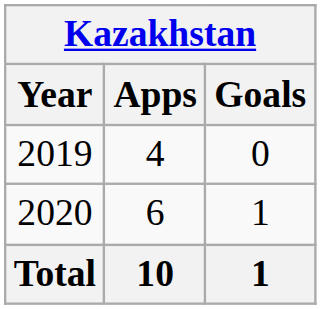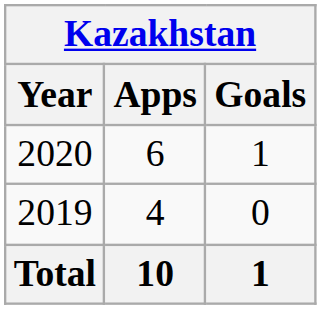rows swapped: (55, 153) <-> (55, 213)
